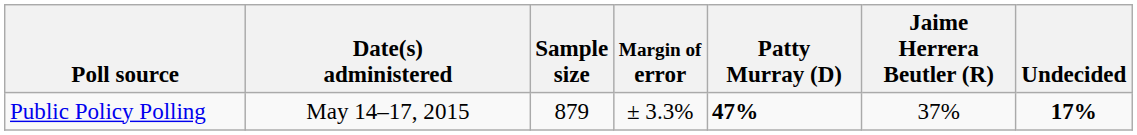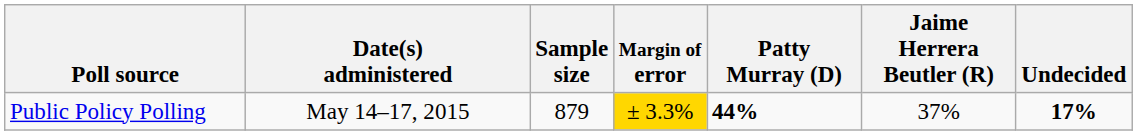(660, 111) no background -> (660, 111) gold background
(735, 111) 47% -> (735, 111) 44%
